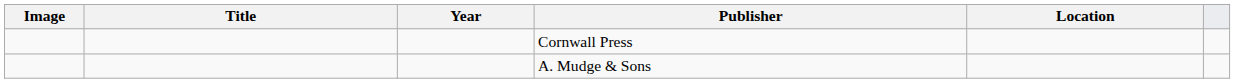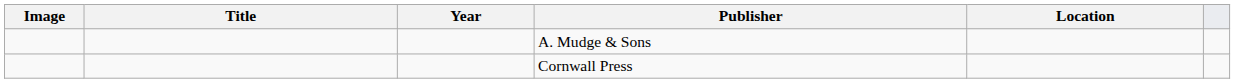rows swapped: (585, 41) <-> (595, 66)
